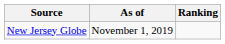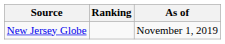columns swapped: (198, 13) <-> (132, 13)
